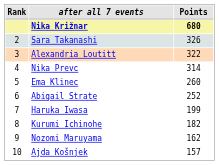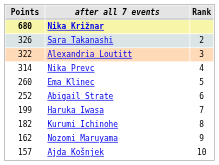columns swapped: (17, 12) <-> (194, 12)
